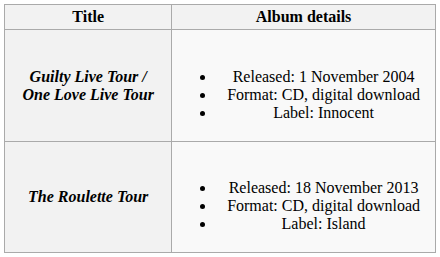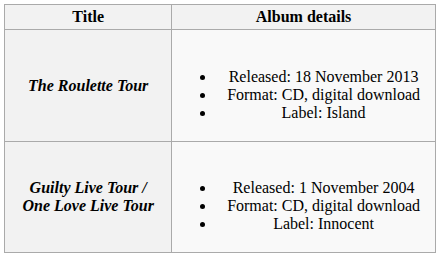rows swapped: (88, 85) <-> (88, 196)
